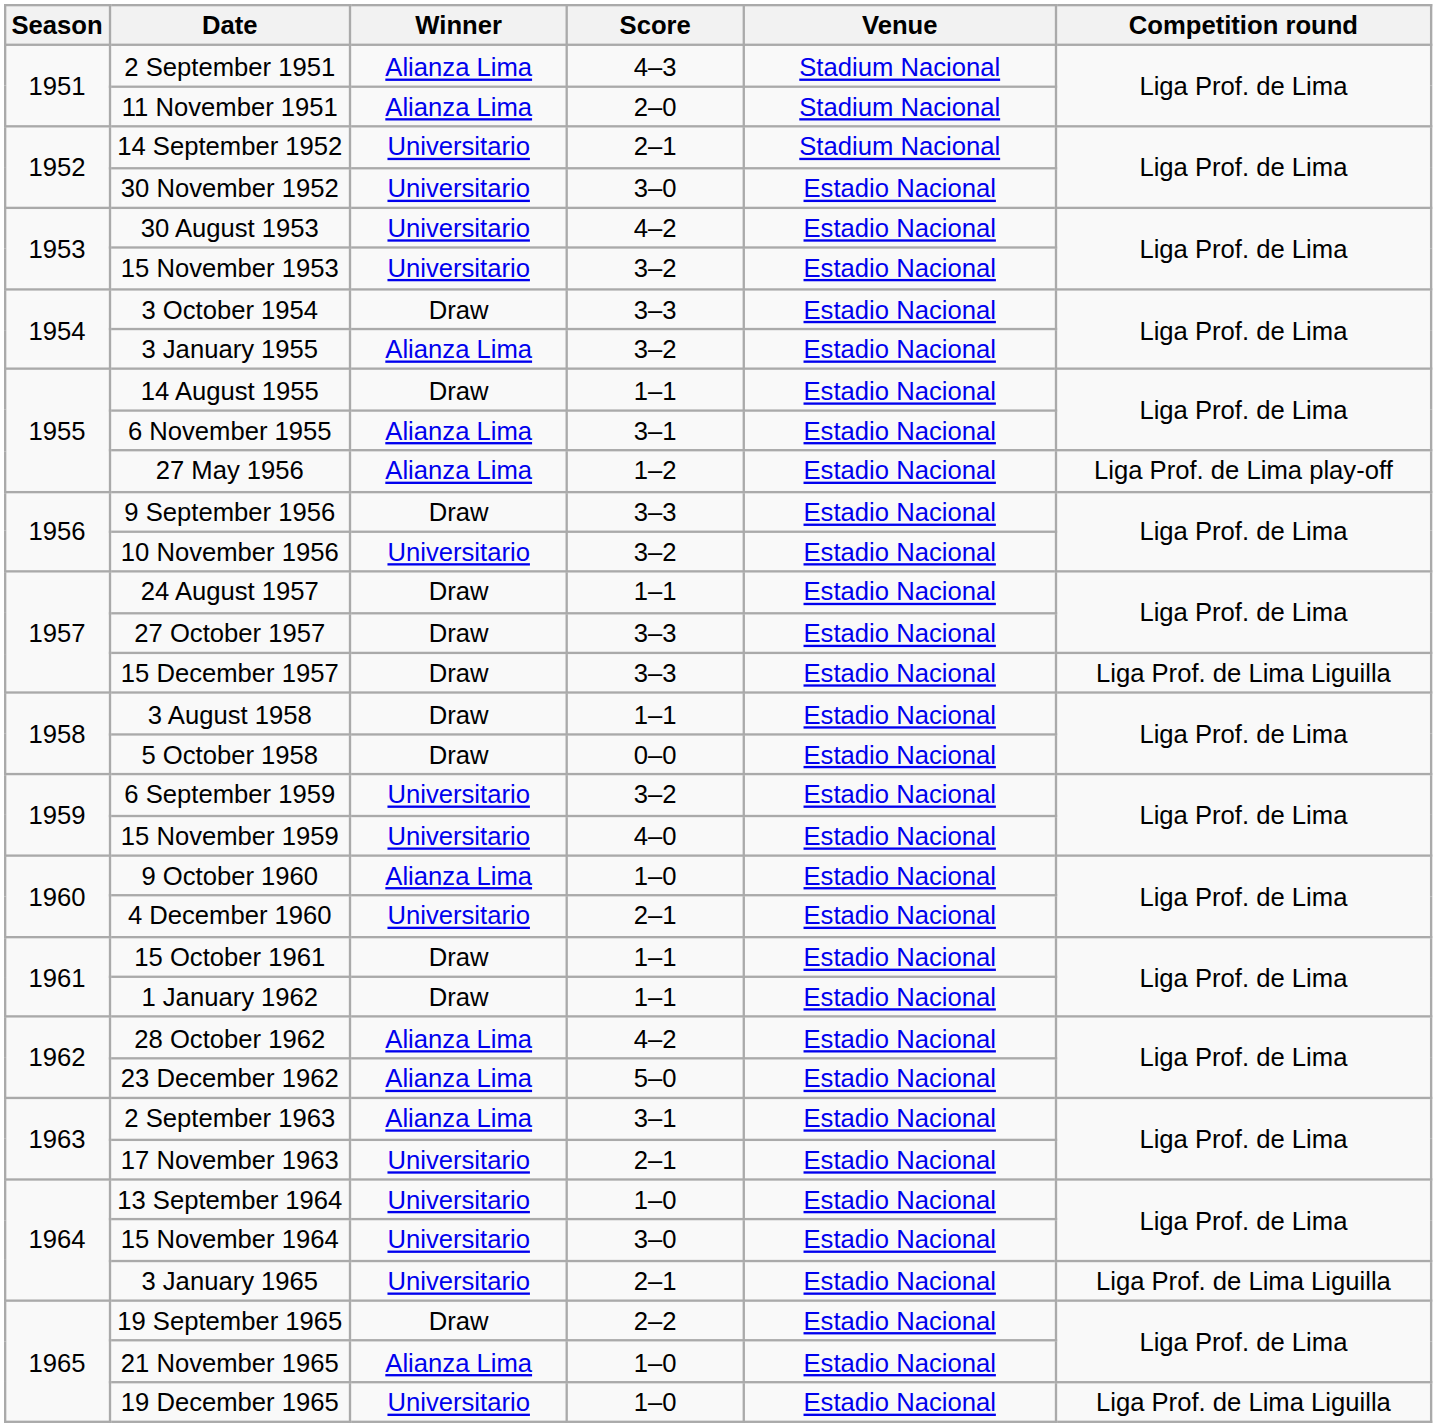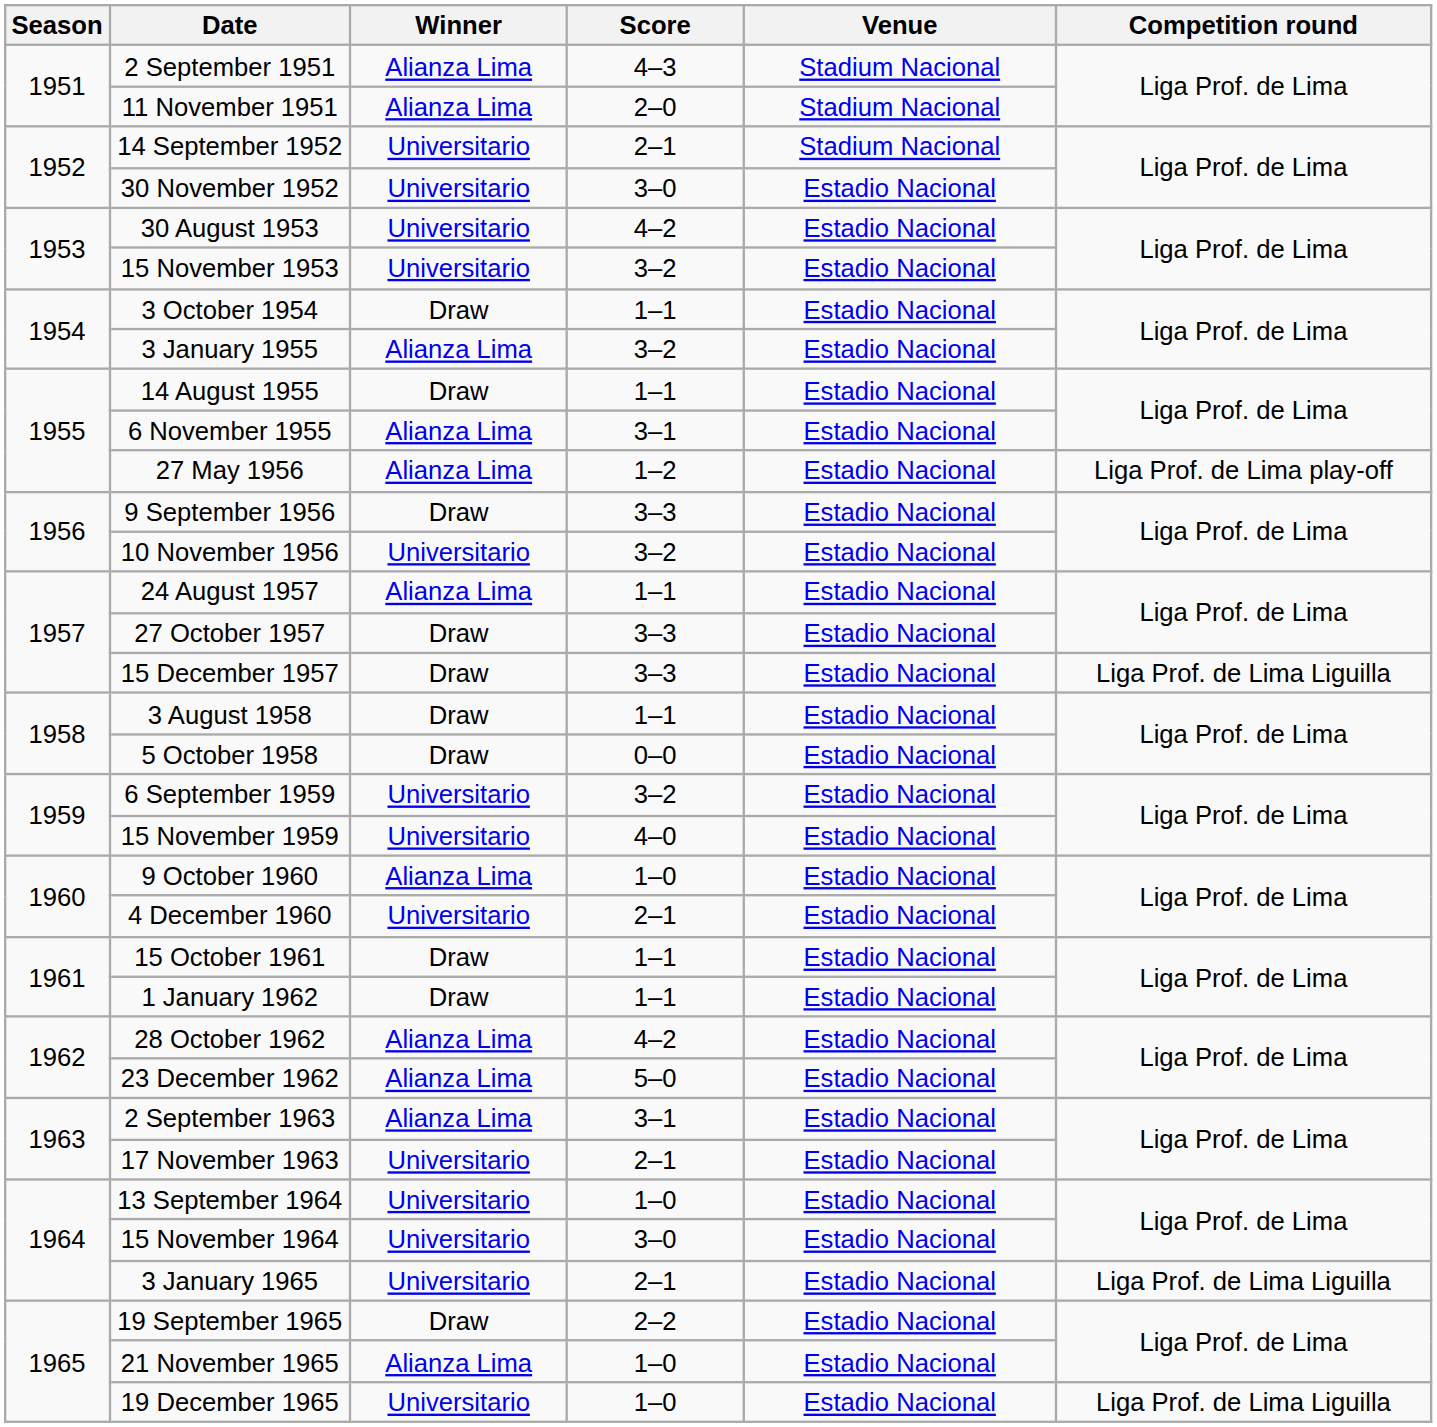(655, 309) 3–3 -> (655, 309) 1–1
(459, 592) Draw -> (459, 592) Alianza Lima
